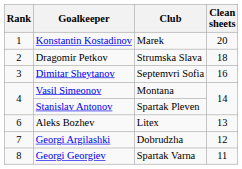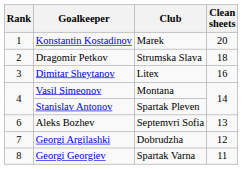(170, 73) Septemvri Sofia -> (148, 73) Litex
(148, 123) Litex -> (170, 123) Septemvri Sofia
